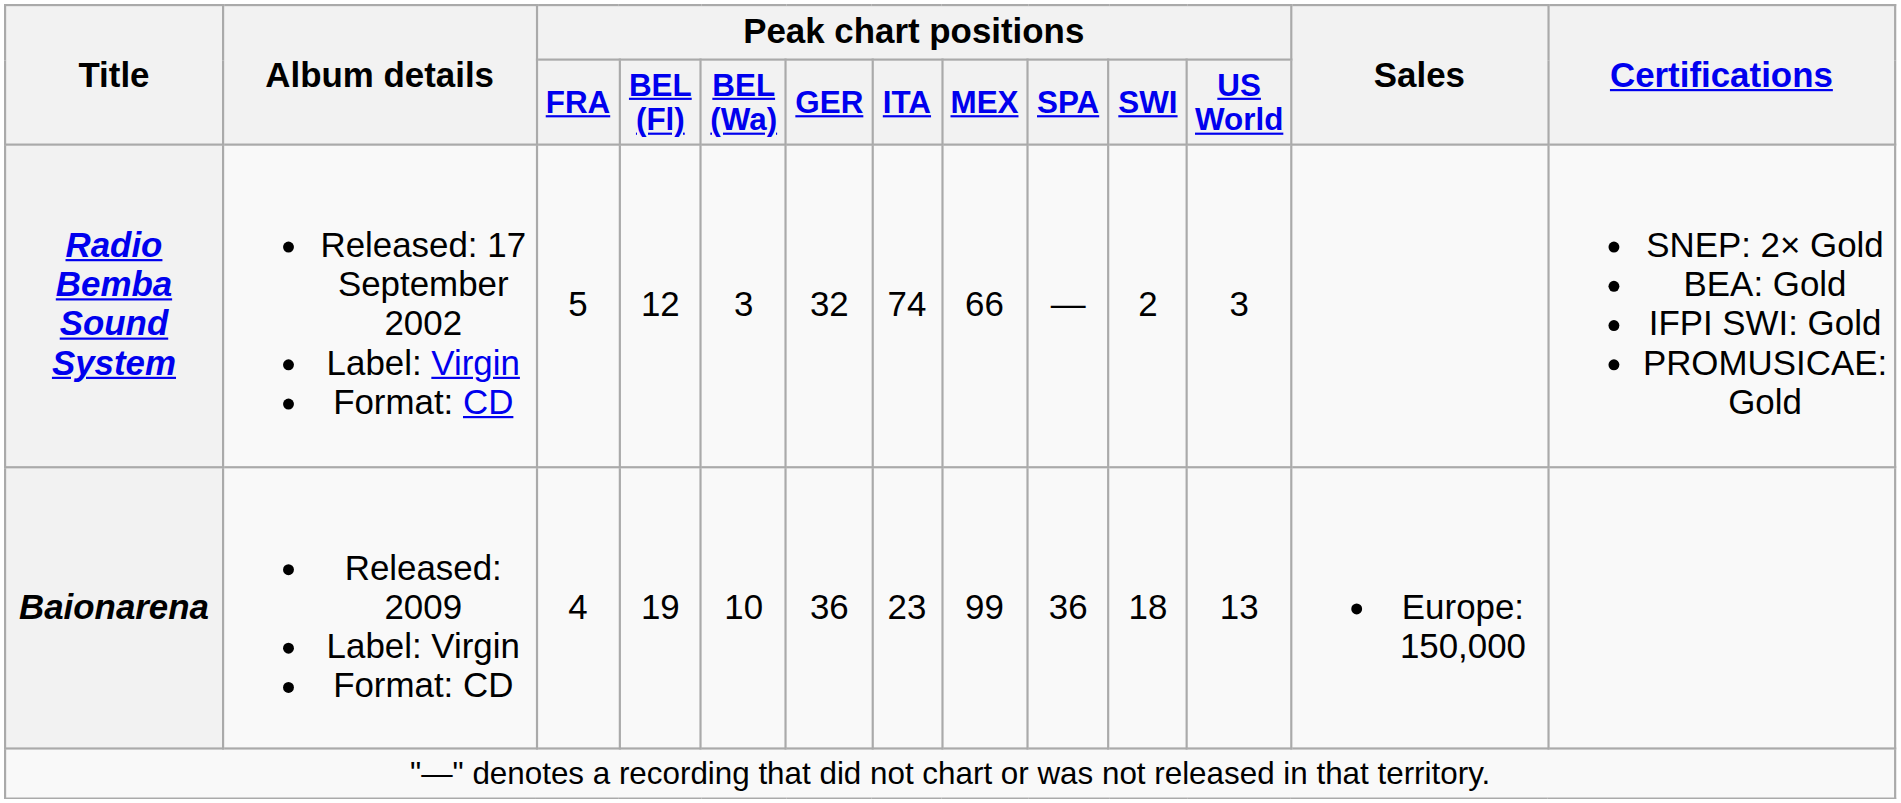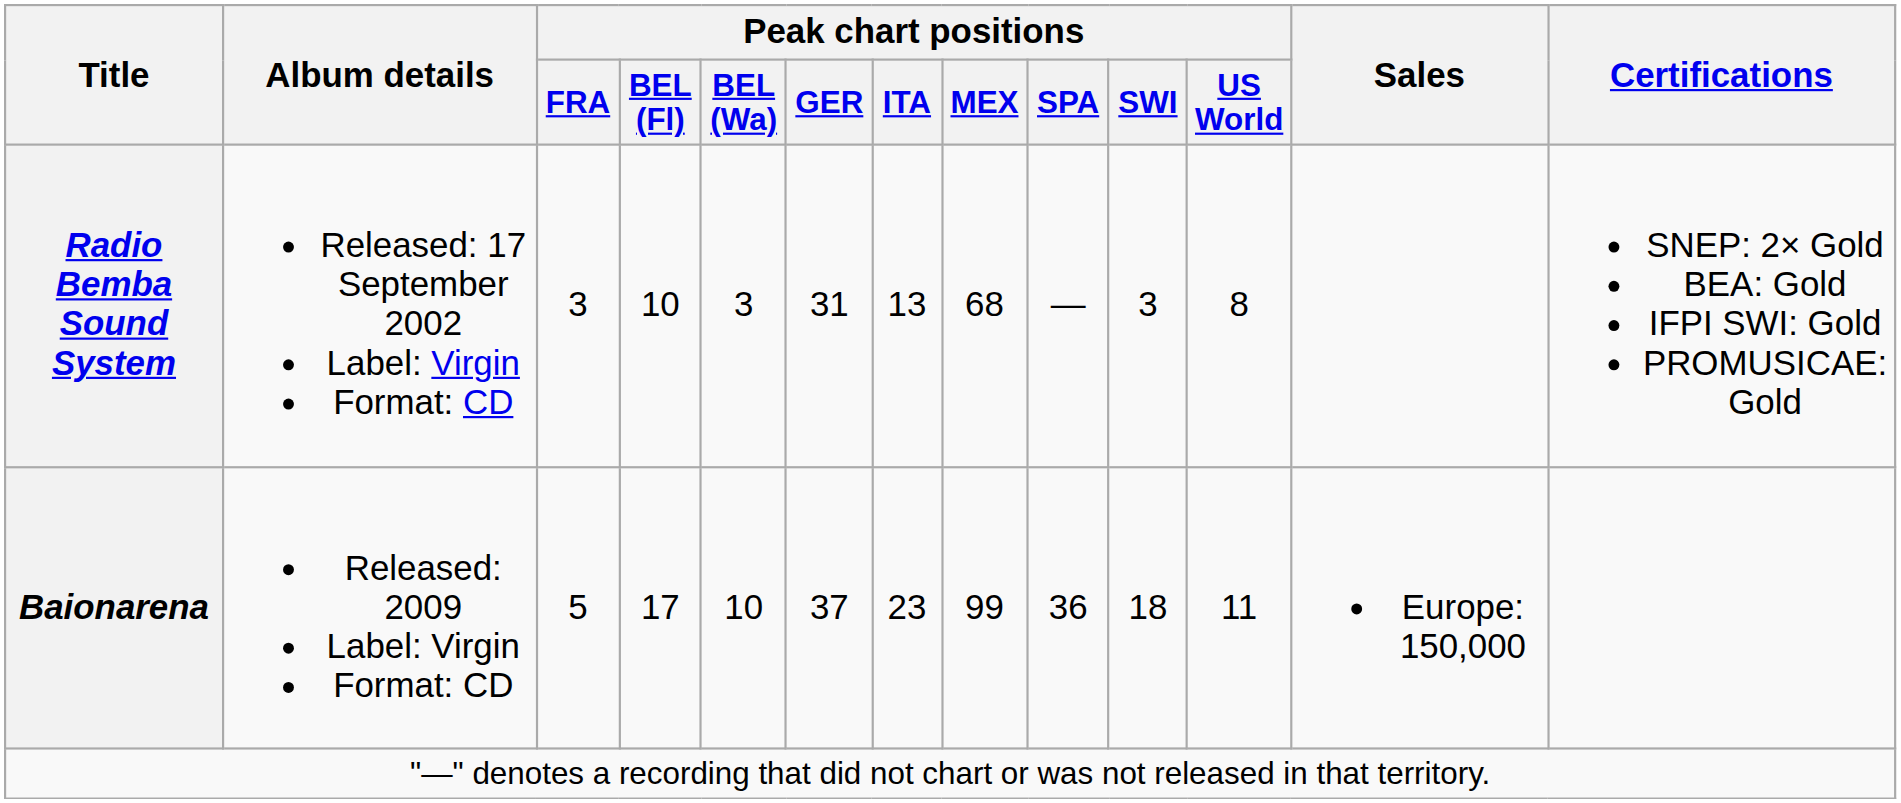(578, 304) 5 -> (578, 304) 3
(660, 304) 12 -> (660, 304) 10
(829, 304) 32 -> (829, 304) 31
(907, 304) 74 -> (907, 304) 13
(985, 304) 66 -> (985, 304) 68
(1148, 304) 2 -> (1148, 304) 3
(1239, 304) 3 -> (1239, 304) 8
(578, 606) 4 -> (578, 606) 5
(660, 606) 19 -> (660, 606) 17
(829, 606) 36 -> (829, 606) 37
(1239, 606) 13 -> (1239, 606) 11
